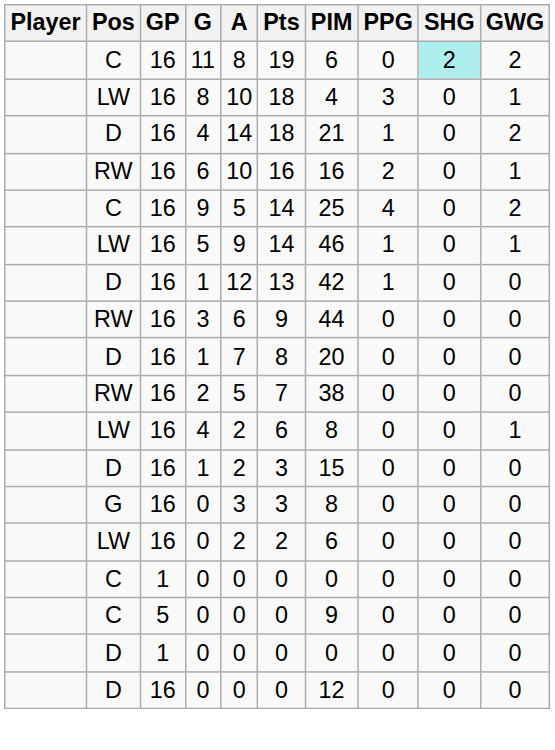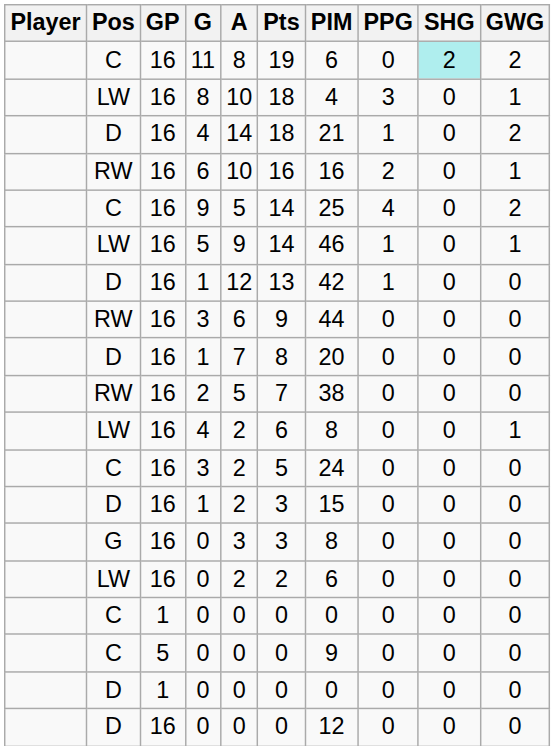+ row: (113, 467)
